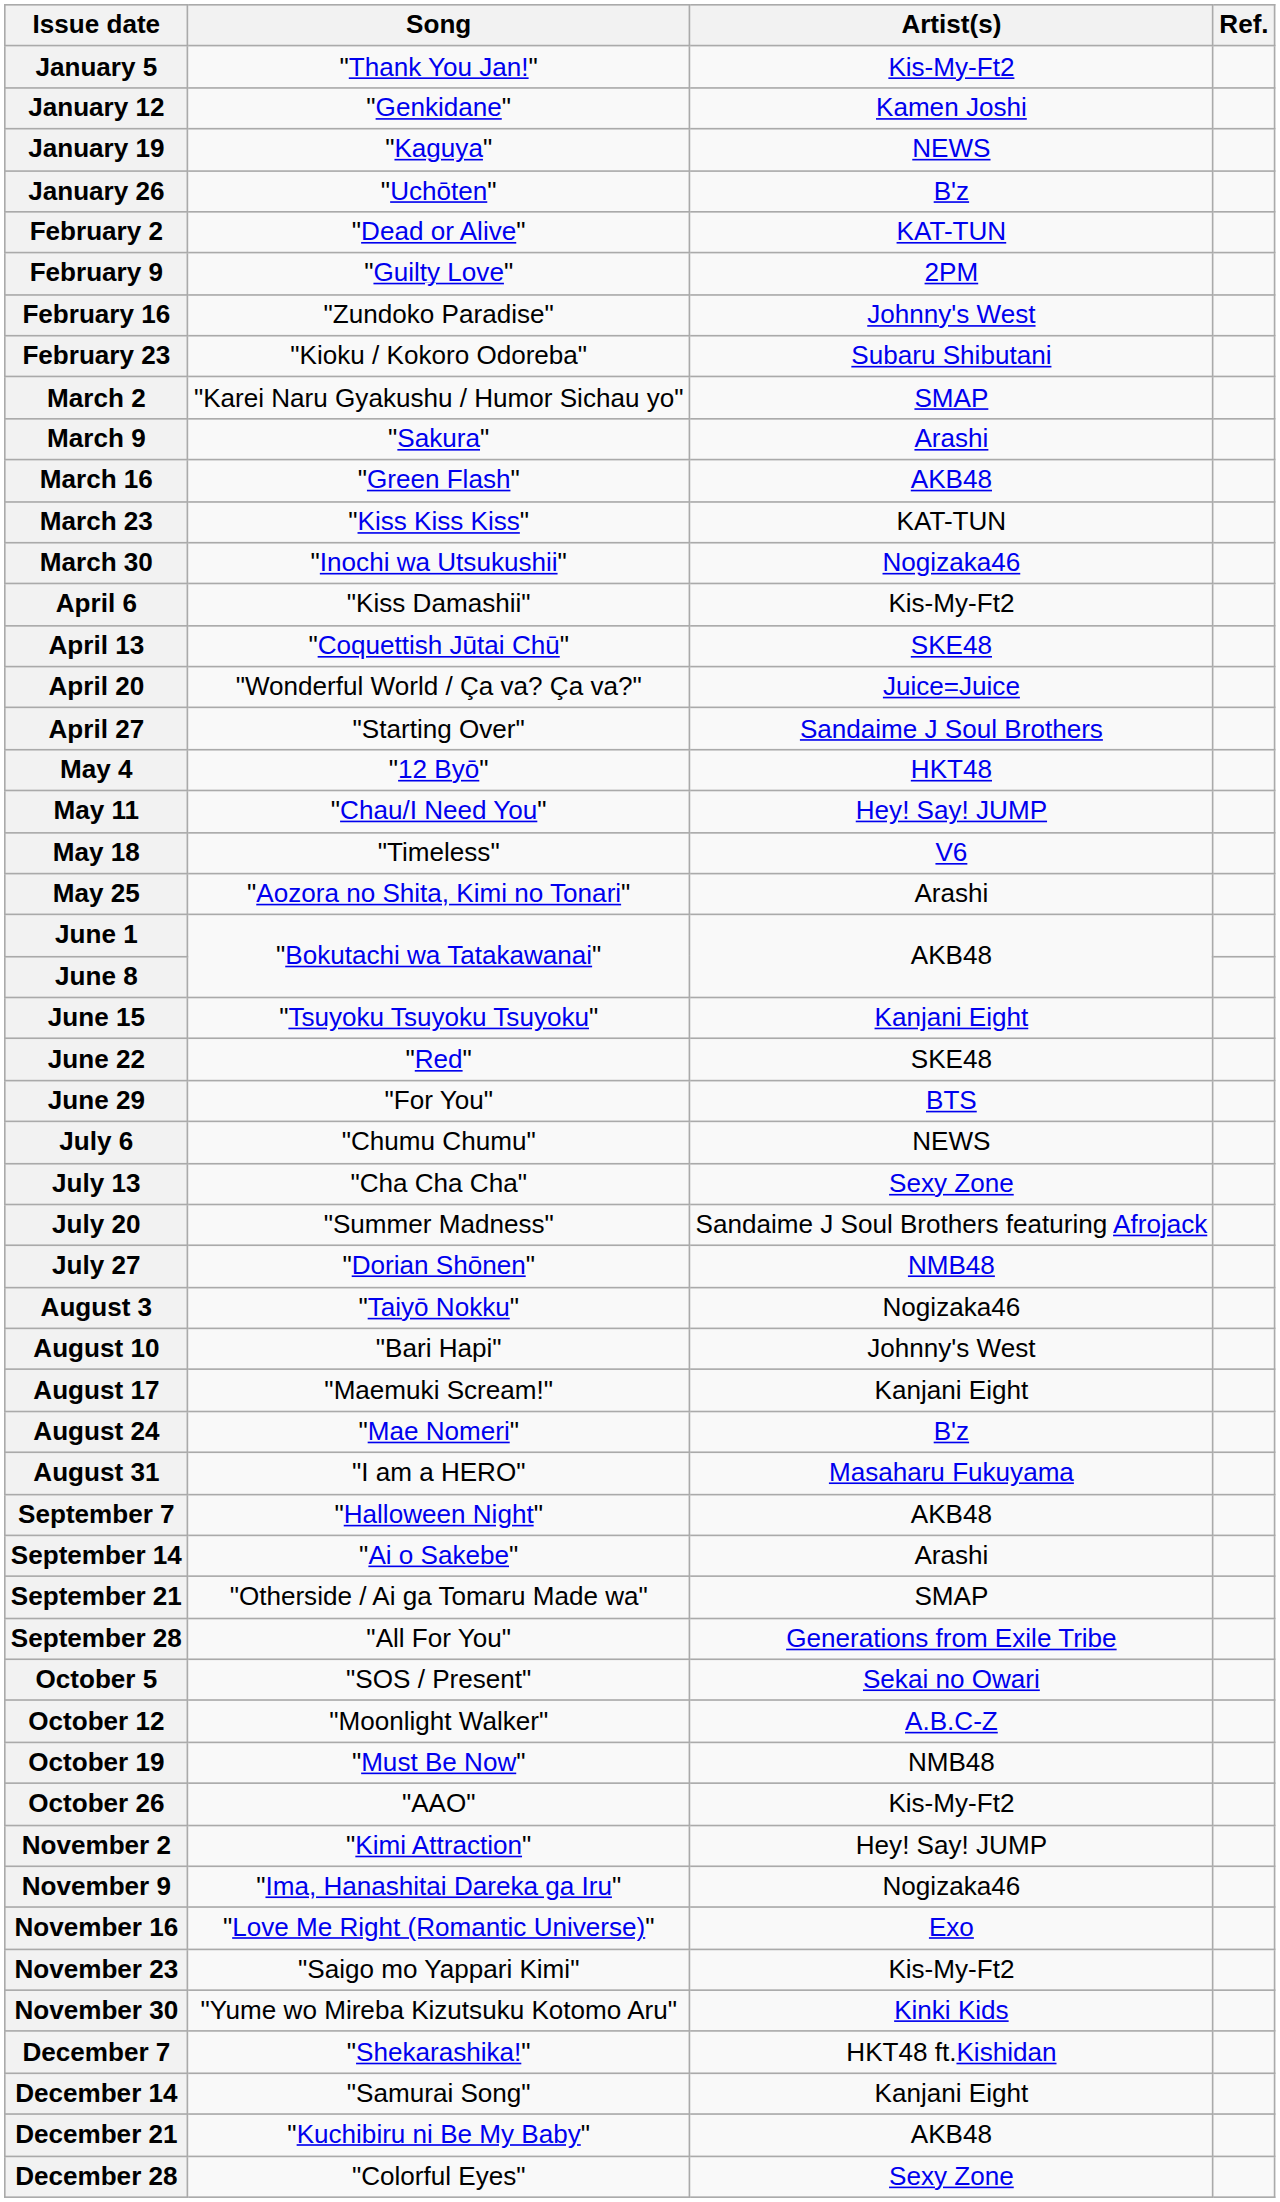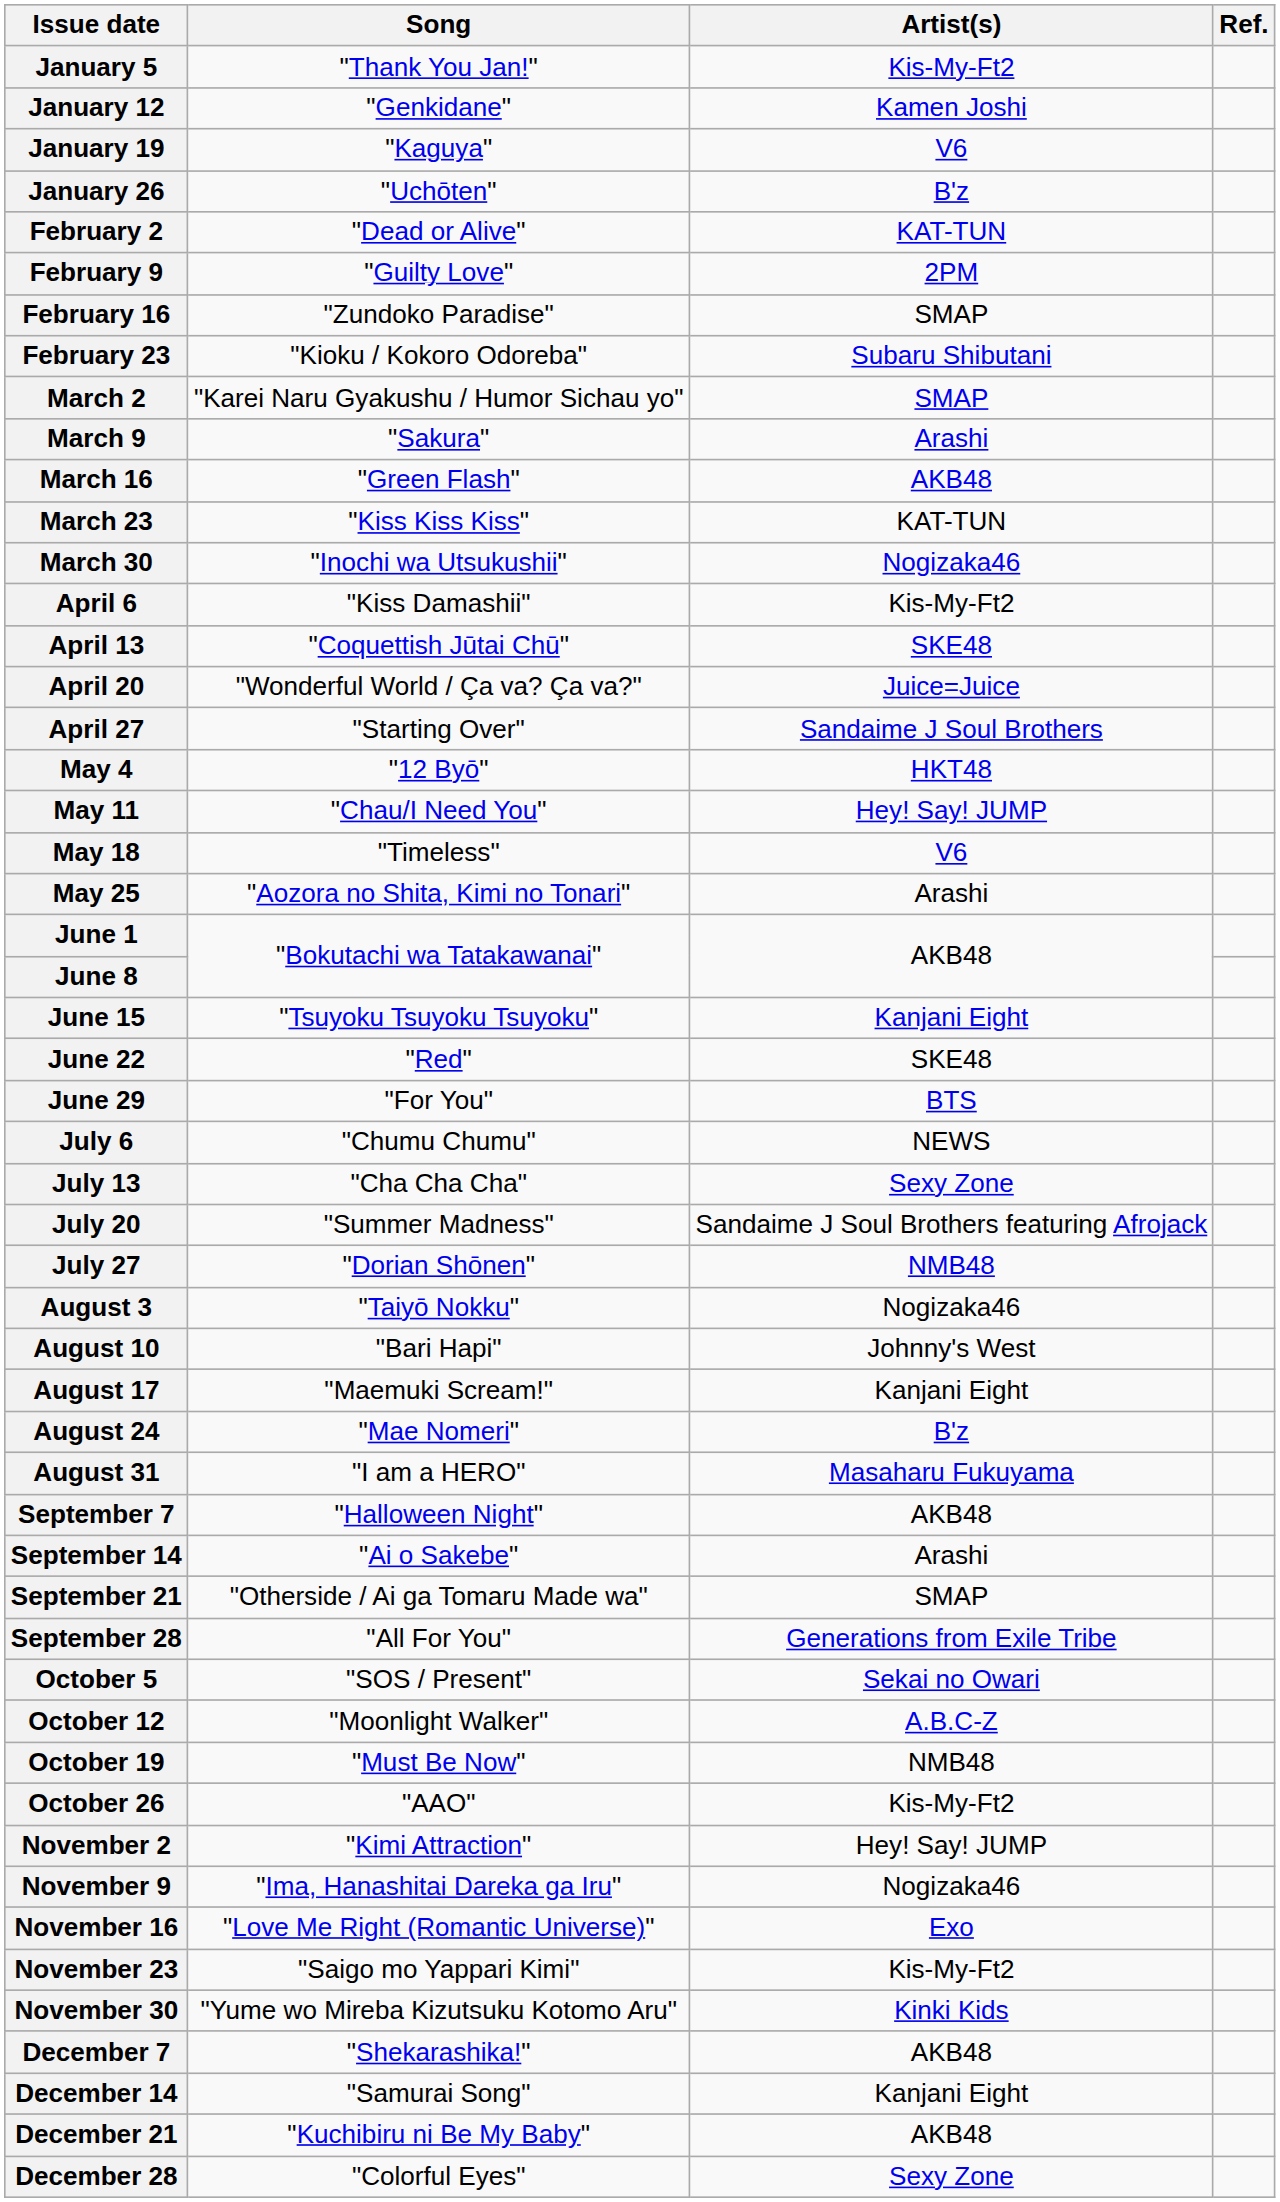(951, 149) NEWS -> (951, 149) V6
(951, 314) Johnny's West -> (951, 314) SMAP
(951, 2051) HKT48 ft.Kishidan -> (951, 2051) AKB48
